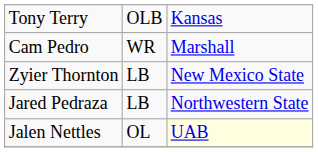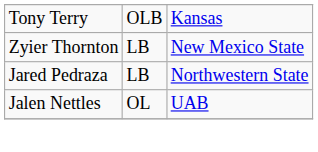- row: (49, 47)
(190, 132) lightyellow background -> (190, 103) no background
